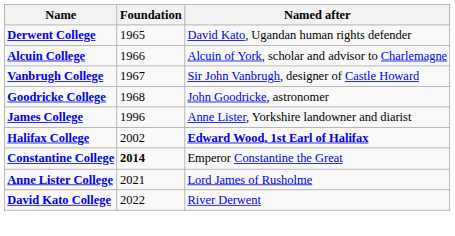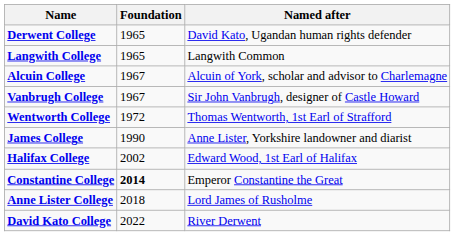+ row: (54, 56)
(132, 56) 1966 -> (132, 76) 1967
- row: (57, 97)
+ row: (59, 117)
(132, 117) 1996 -> (132, 138) 1990
(278, 138) bold -> (272, 158) normal
(132, 179) 2021 -> (132, 199) 2018
